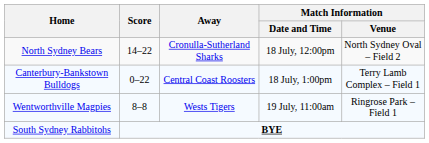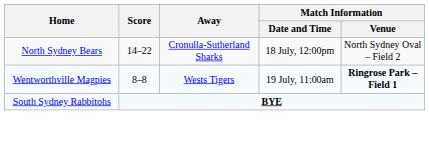- row: (62, 79)
(383, 107) normal -> (383, 79) bold
